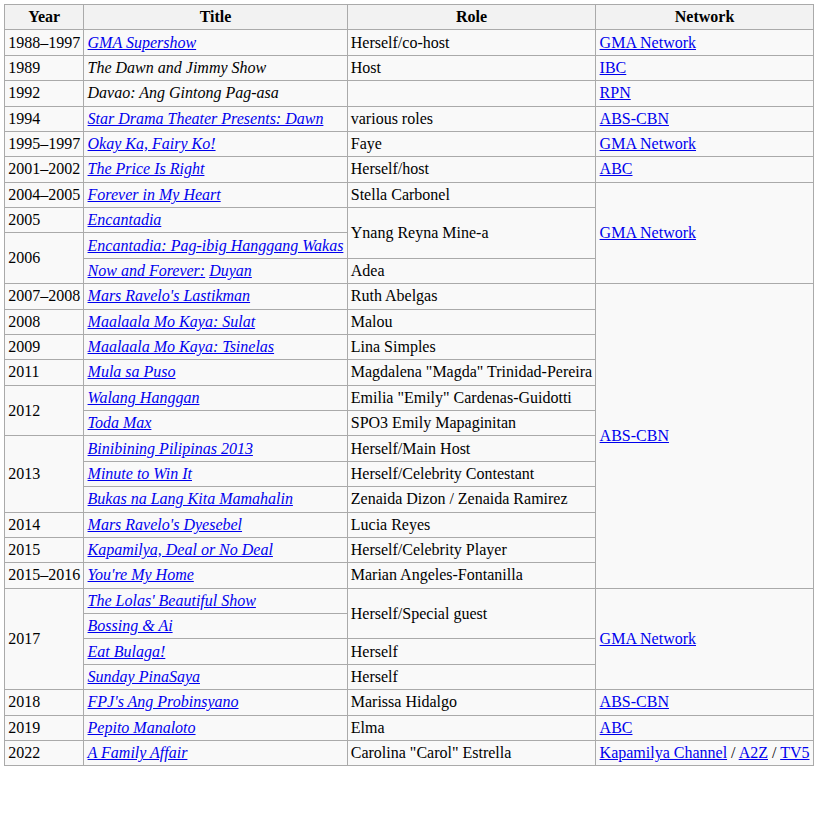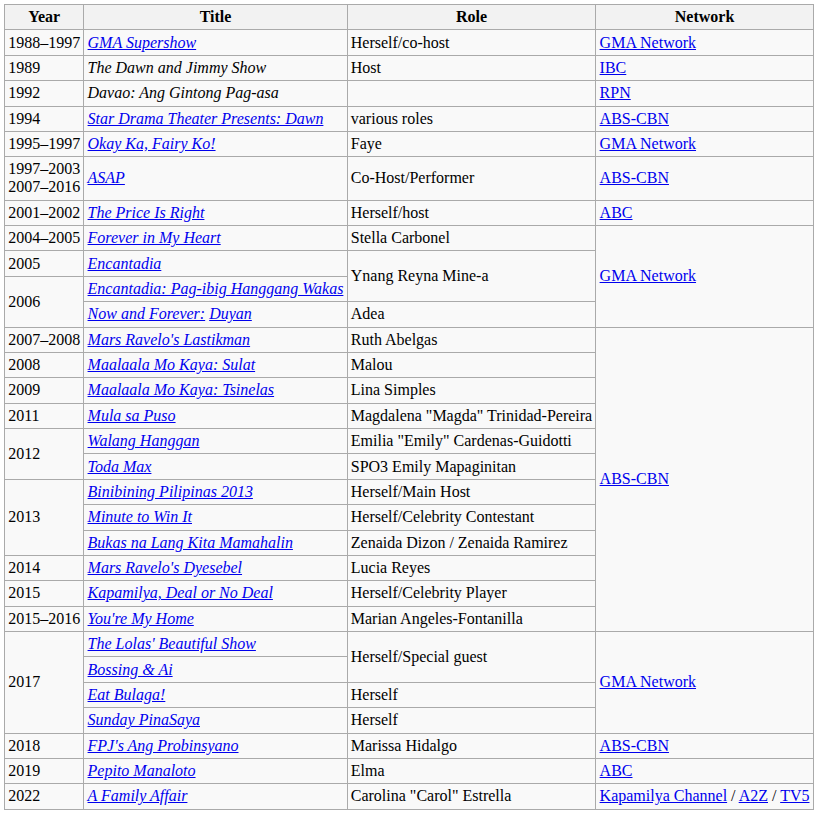+ row: (106, 178)
